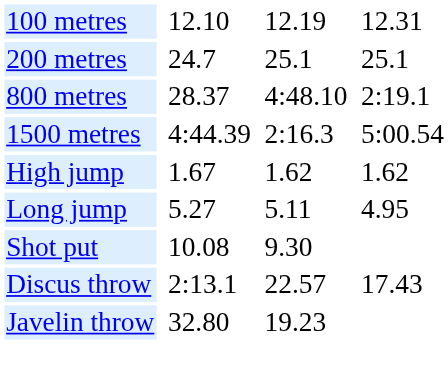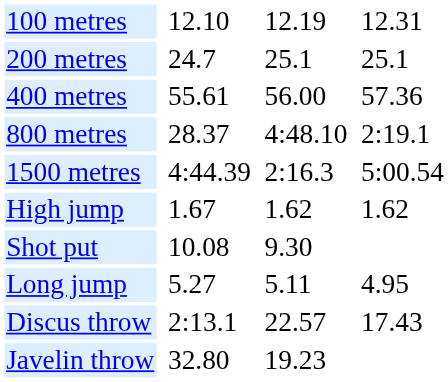+ row: (67, 96)
rows swapped: (67, 209) <-> (52, 246)
